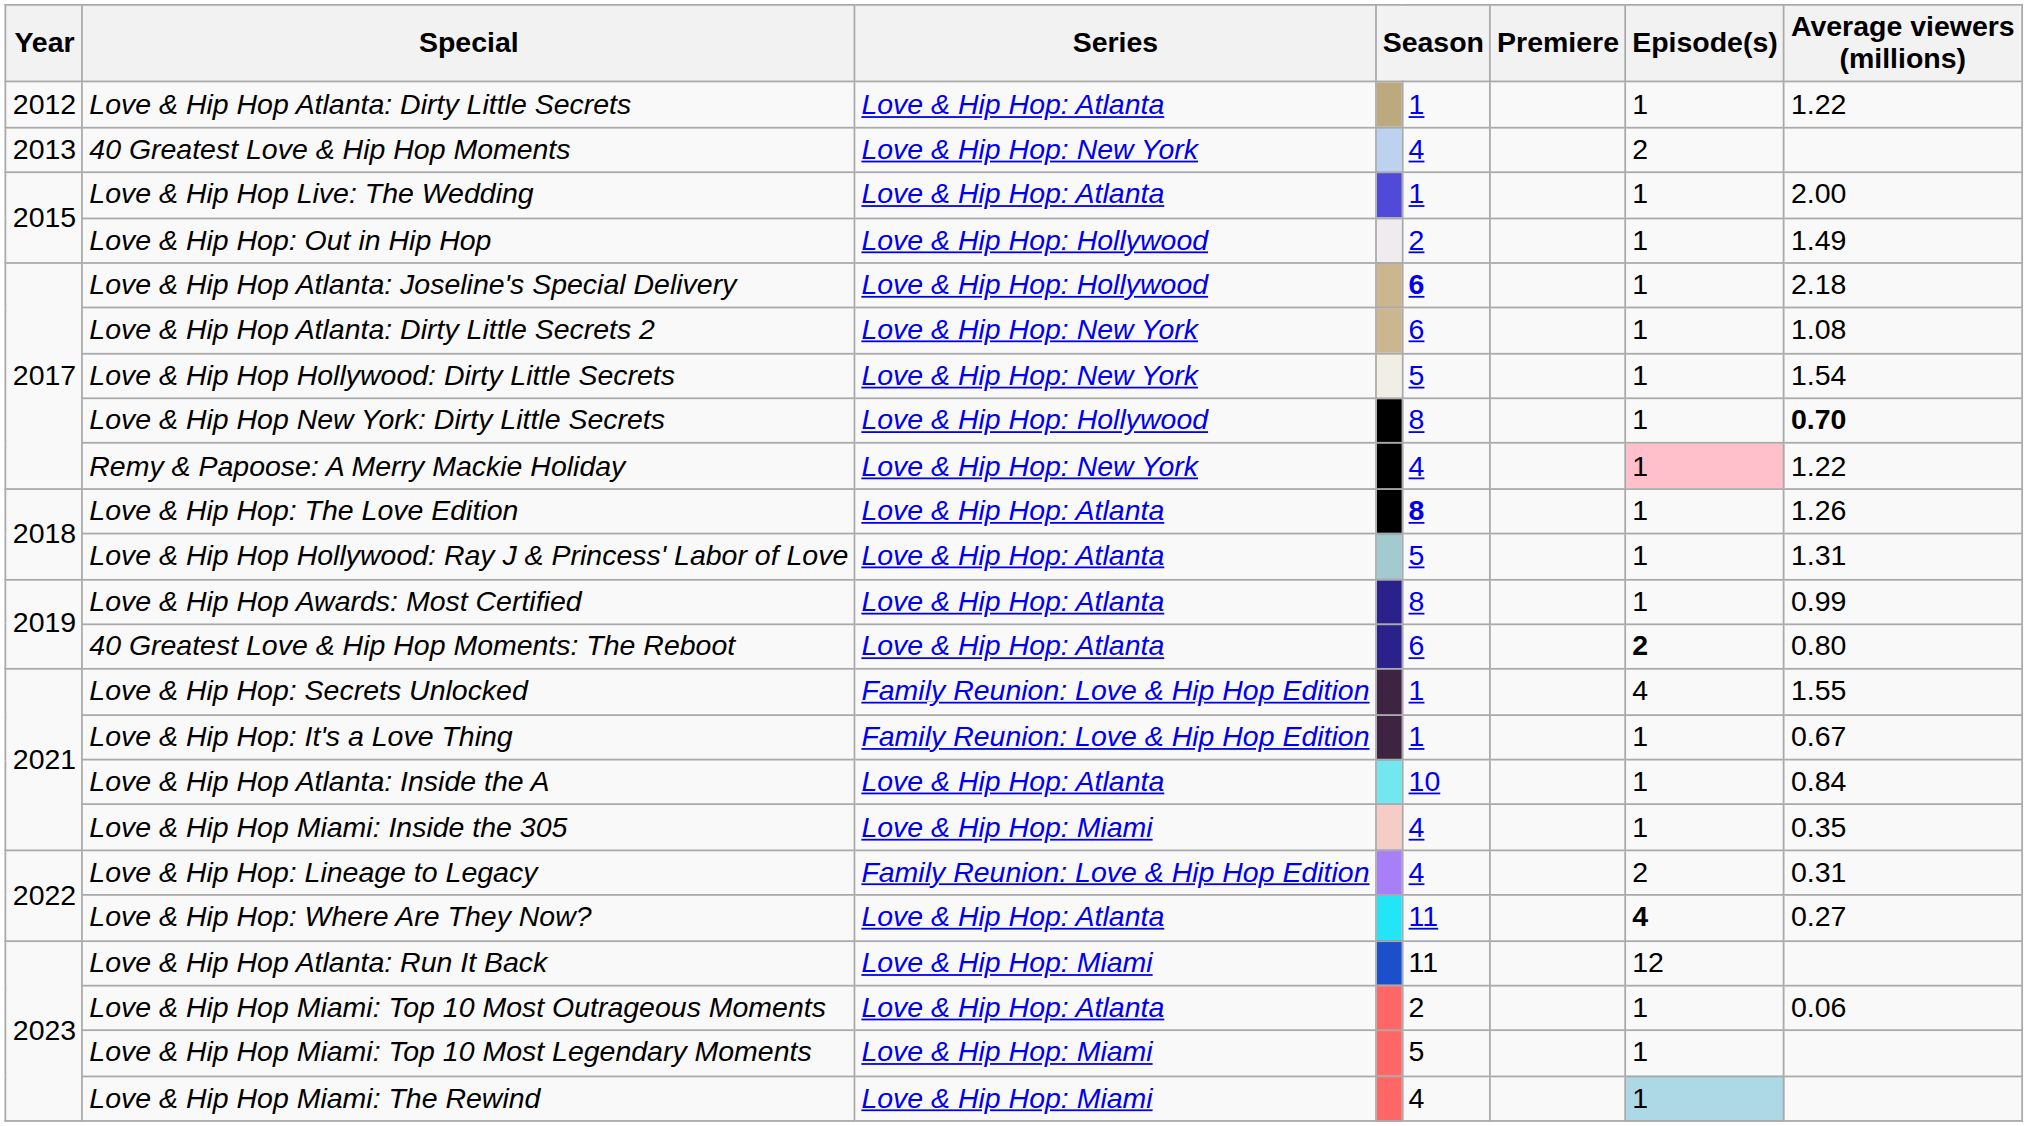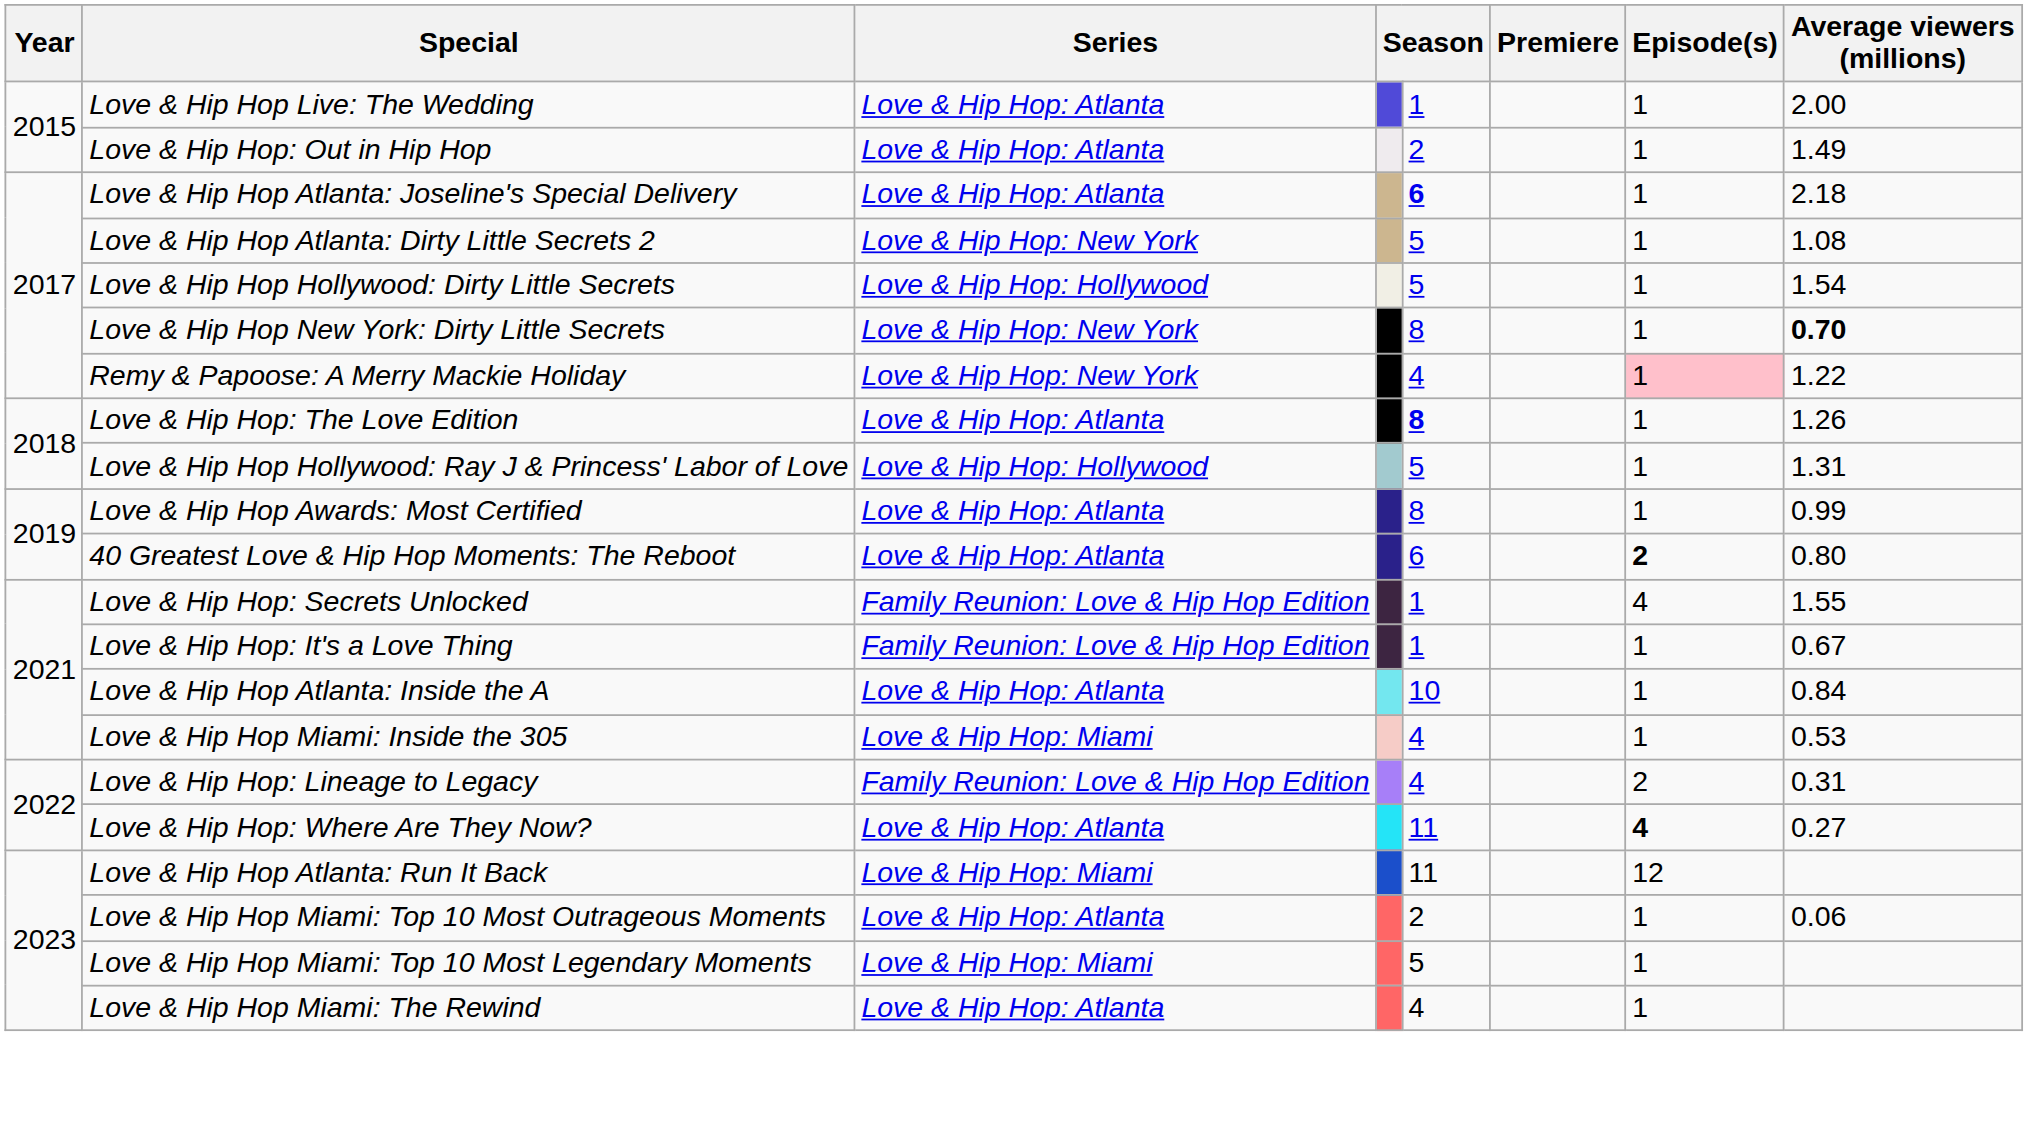- row: (360, 104)
- row: (330, 149)
(1035, 239) Love & Hip Hop: Hollywood -> (1013, 149) Love & Hip Hop: Atlanta
(1035, 284) Love & Hip Hop: Hollywood -> (1013, 194) Love & Hip Hop: Atlanta
(1417, 330) 6 -> (1417, 239) 5
(1030, 375) Love & Hip Hop: New York -> (1035, 284) Love & Hip Hop: Hollywood
(1035, 420) Love & Hip Hop: Hollywood -> (1030, 330) Love & Hip Hop: New York
(1013, 555) Love & Hip Hop: Atlanta -> (1035, 465) Love & Hip Hop: Hollywood
(1819, 826) 0.35 -> (1819, 736) 0.53
(1007, 1097) Love & Hip Hop: Miami -> (1013, 1007) Love & Hip Hop: Atlanta
(1640, 1097) lightblue background -> (1640, 1007) no background
